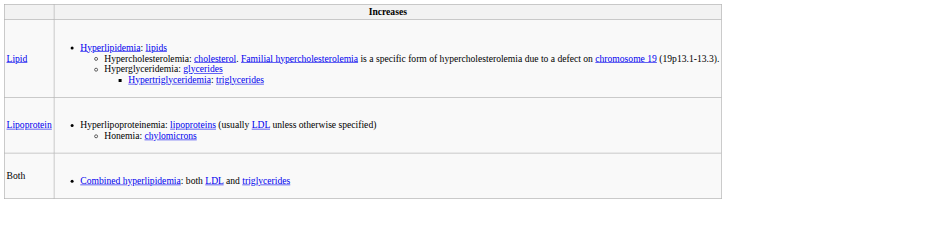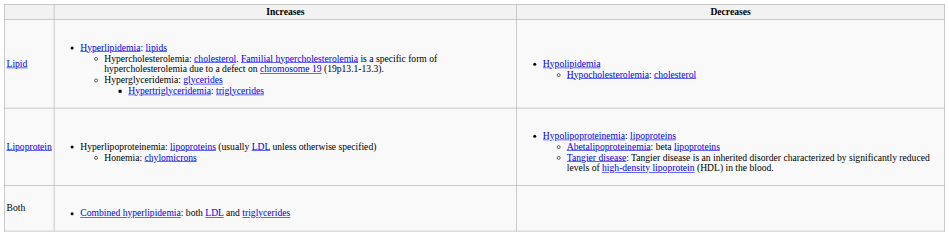+ column: (731, 12)
